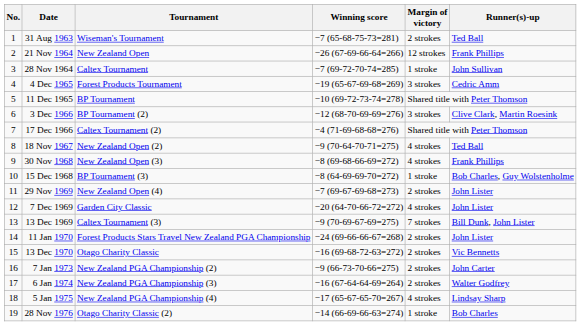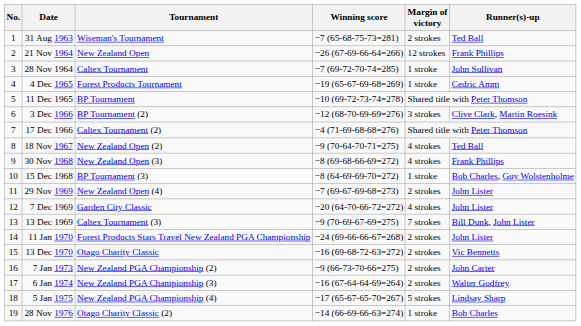(424, 84) 3 strokes -> (422, 84) 1 stroke
(424, 298) 4 strokes -> (424, 298) 5 strokes
